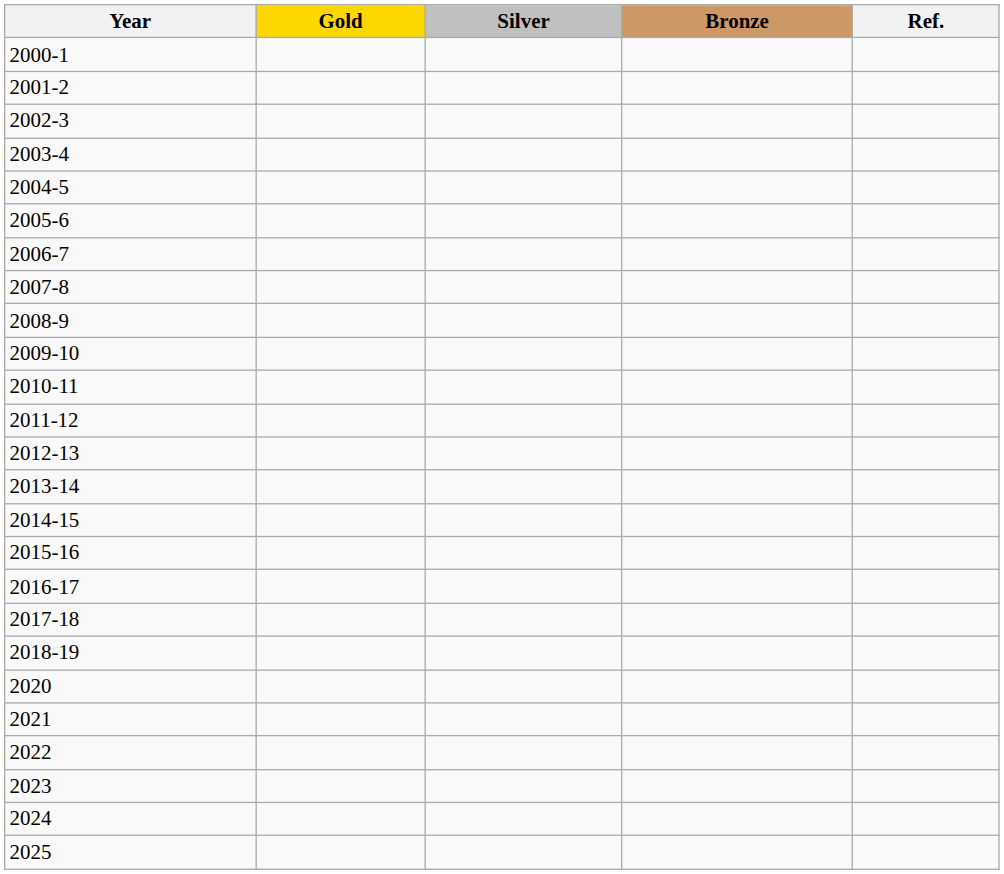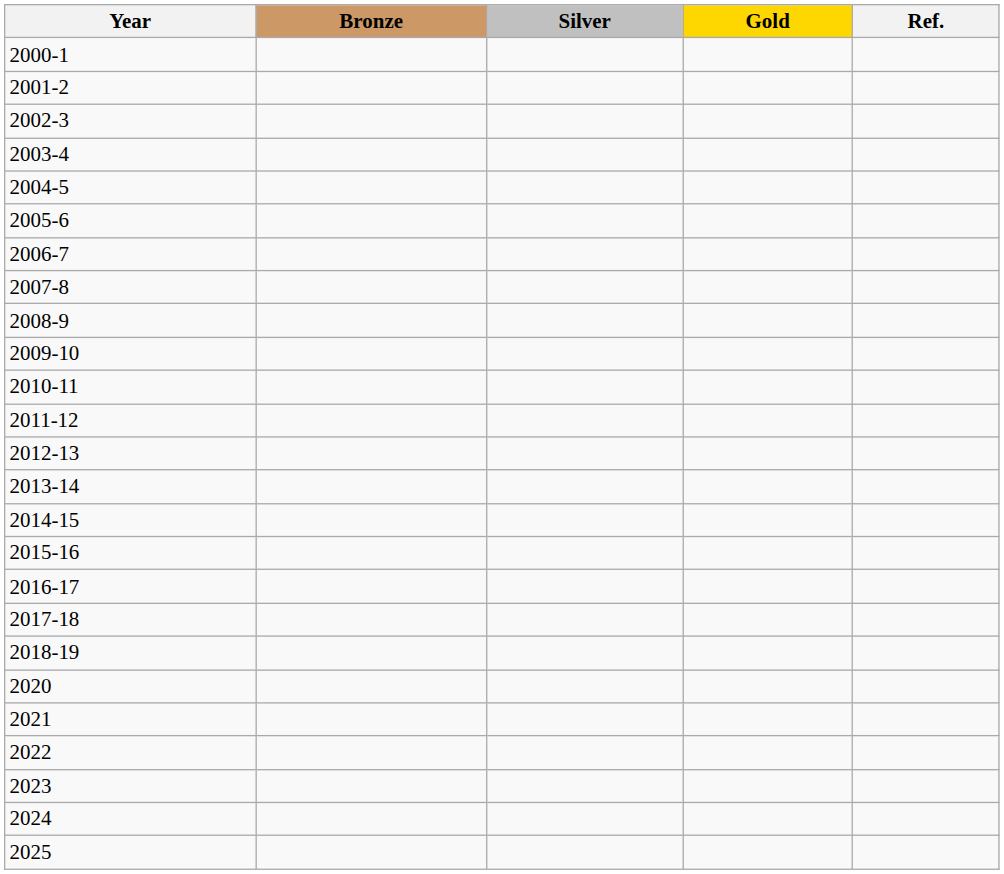columns swapped: (341, 21) <-> (737, 21)
